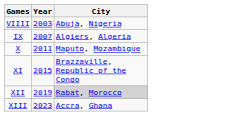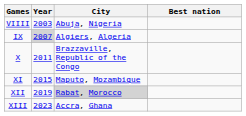+ column: (195, 11)
(43, 36) no background -> (43, 36) lightgrey background
(98, 49) Maputo, Mozambique -> (91, 58) Brazzaville, Republic of the Congo
(91, 71) Brazzaville, Republic of the Congo -> (98, 80) Maputo, Mozambique
